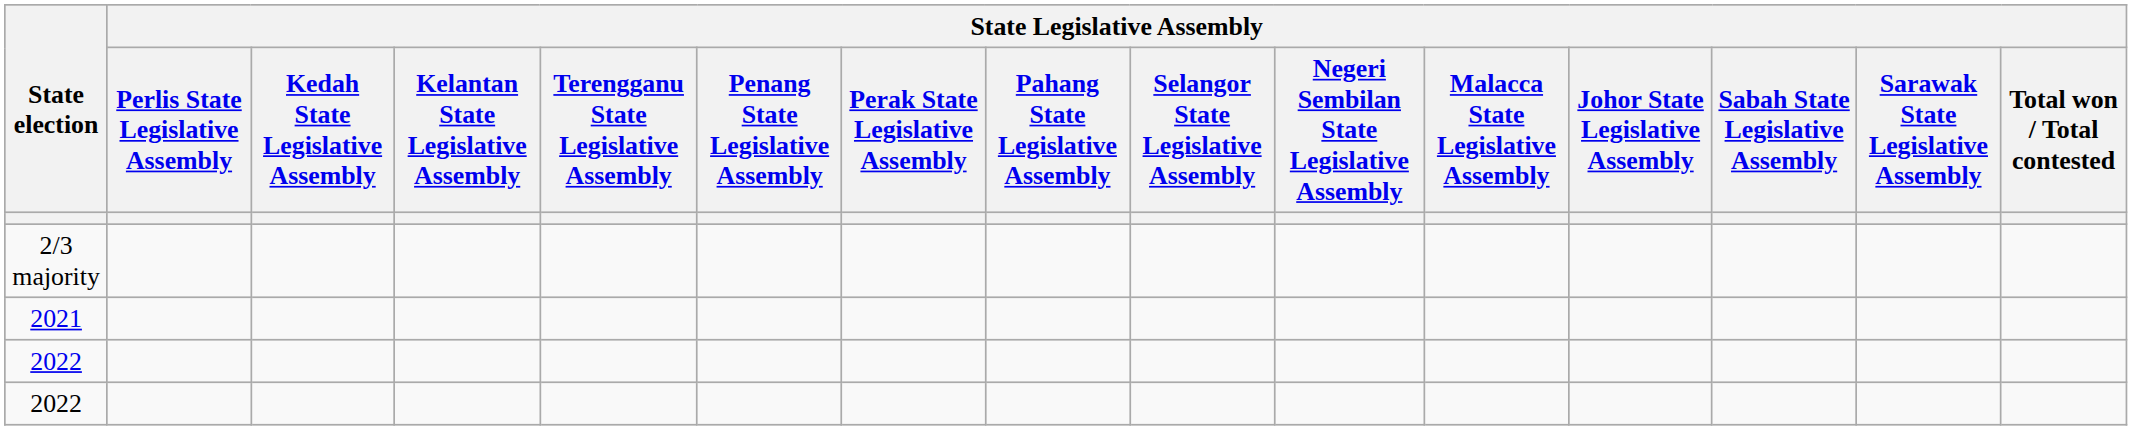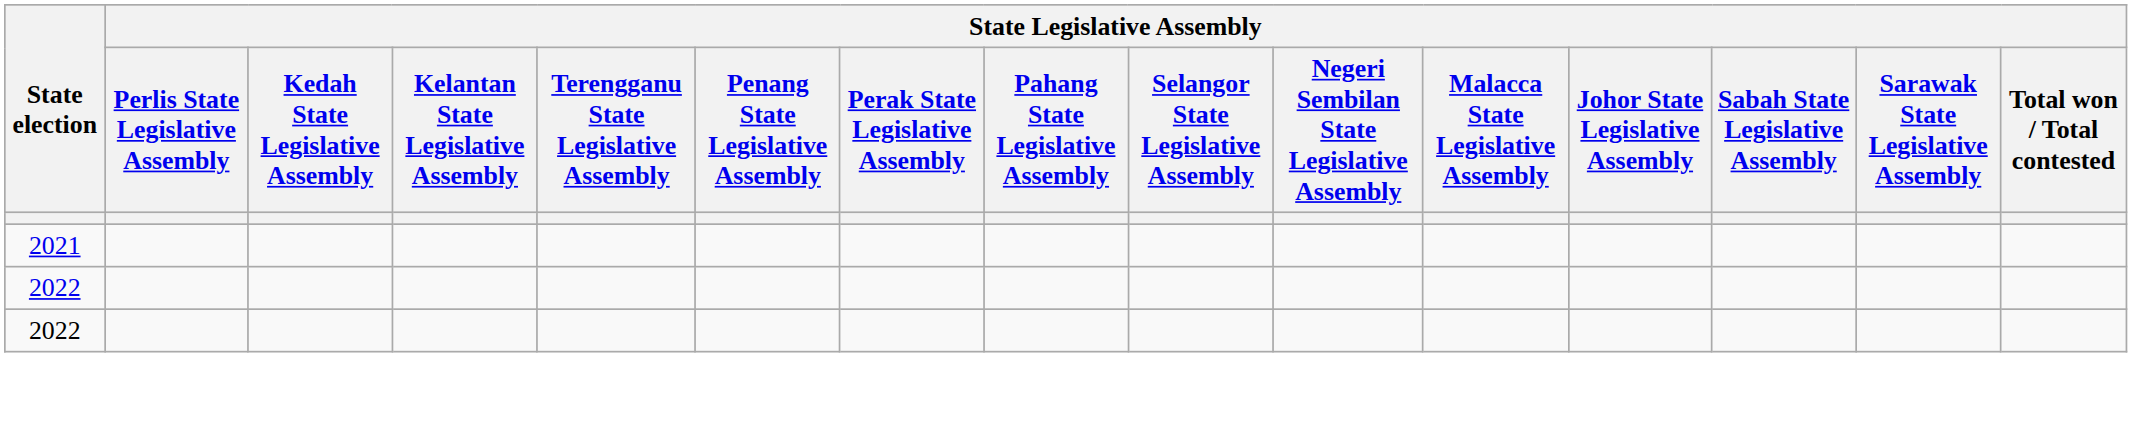- row: (56, 260)
